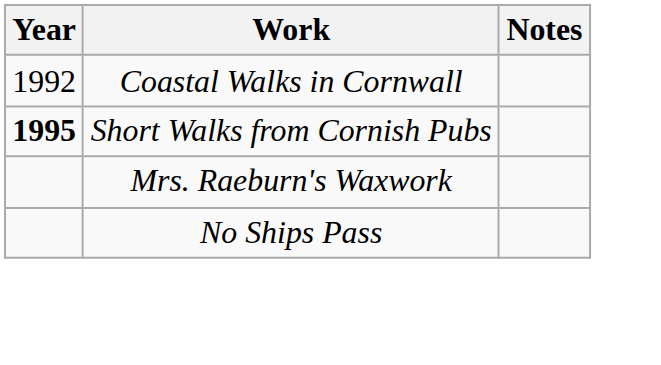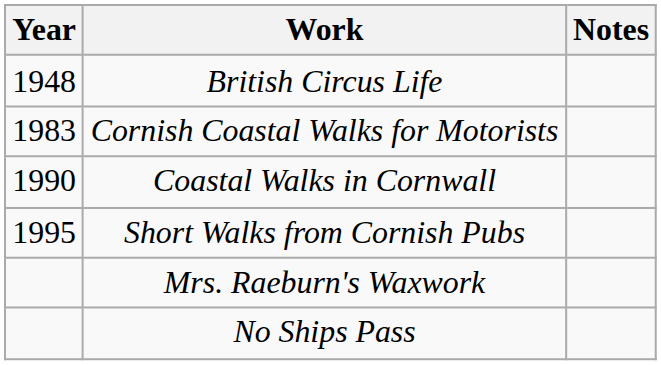+ row: (325, 80)
+ row: (325, 130)
(44, 80) 1992 -> (44, 181) 1990
(44, 130) bold -> (44, 231) normal
